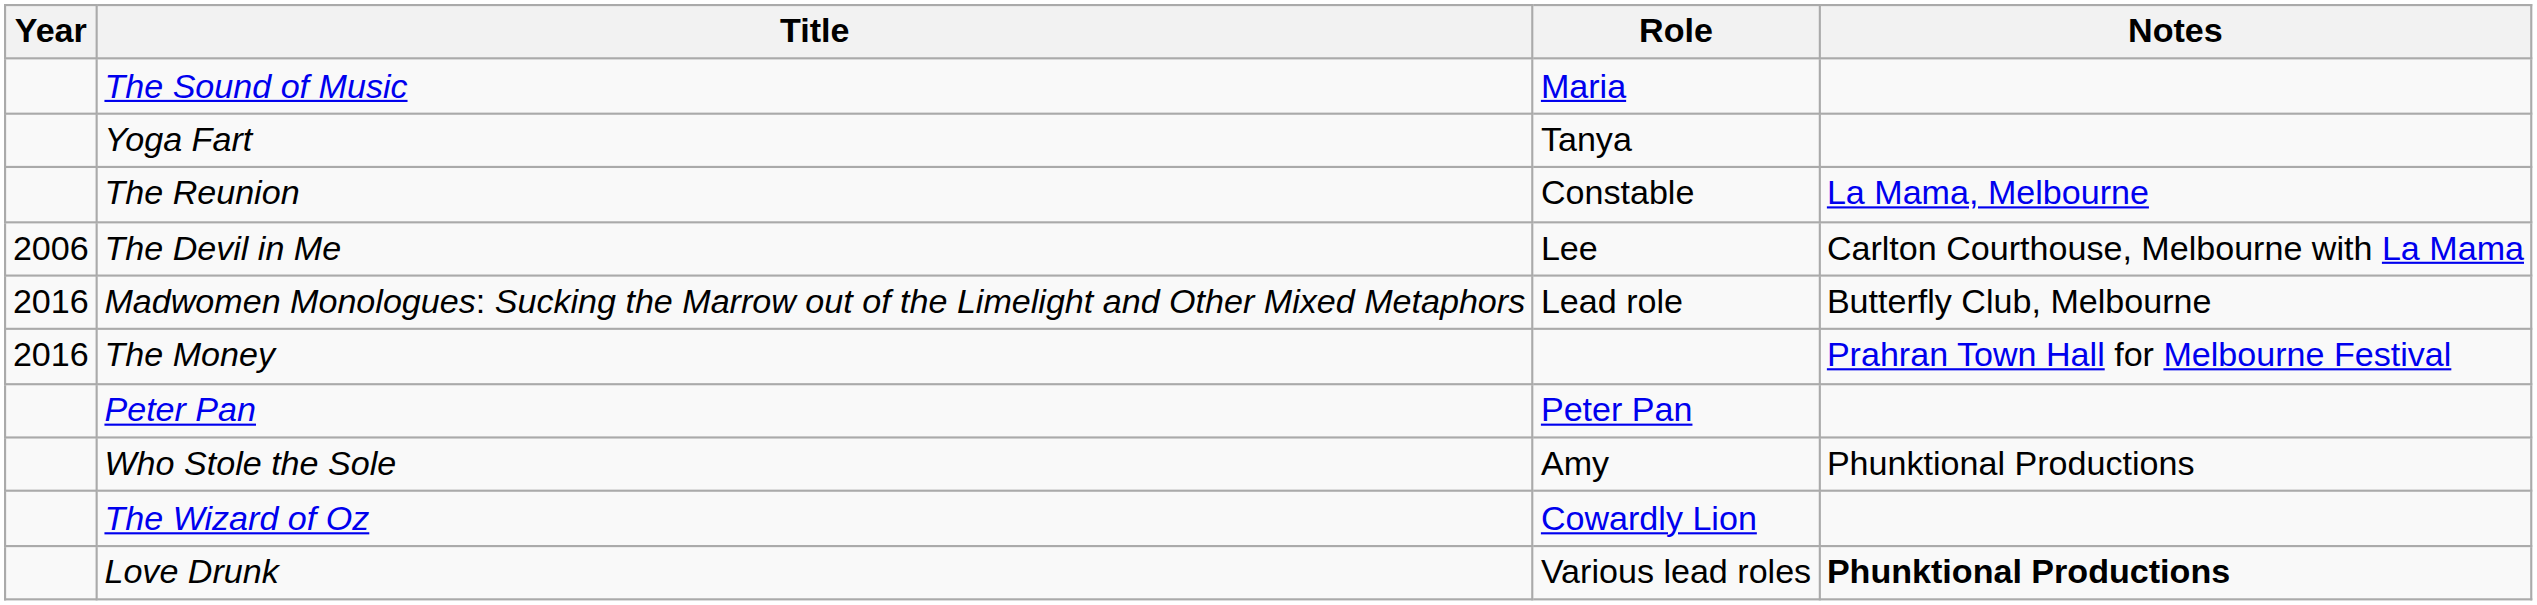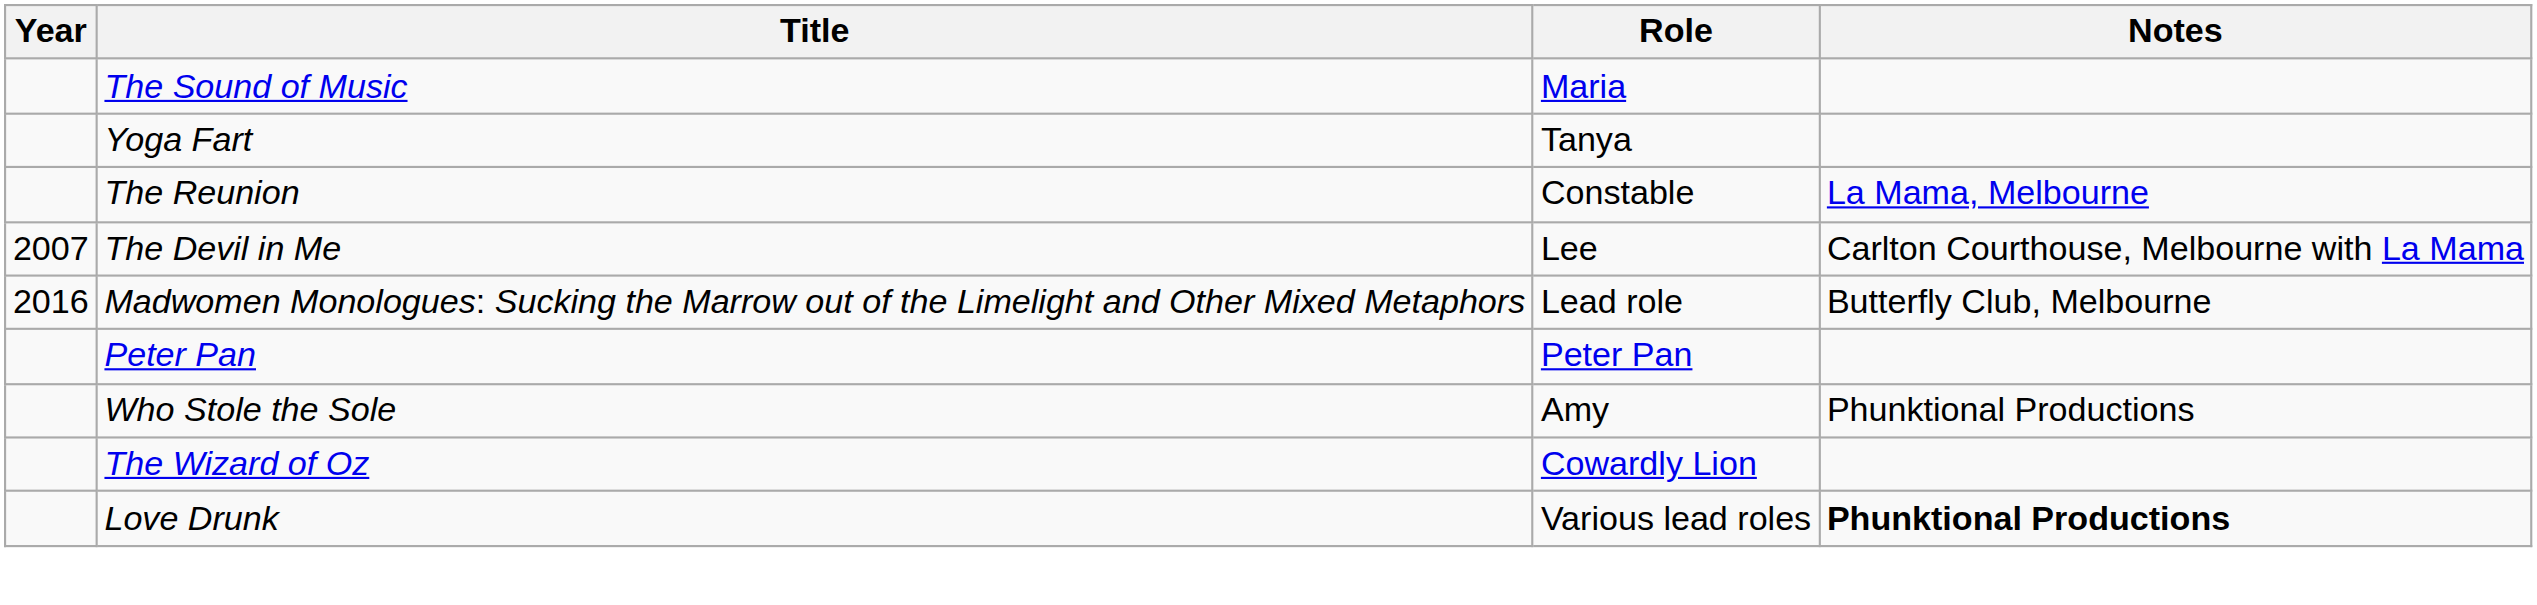(51, 247) 2006 -> (51, 247) 2007
- row: (190, 355)
